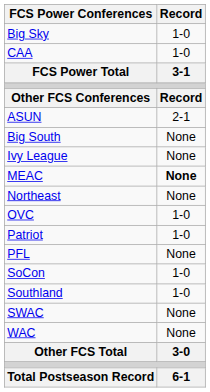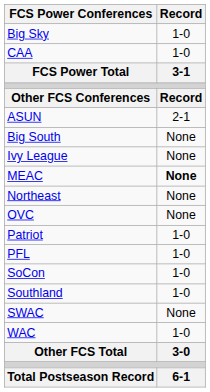(181, 215) 1-0 -> (181, 215) None
(181, 254) None -> (181, 254) 1-0
(181, 332) None -> (181, 332) 1-0
